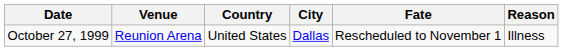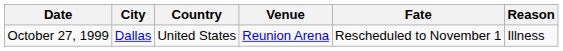columns swapped: (311, 14) <-> (158, 14)
